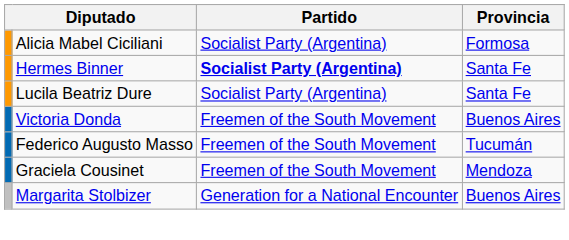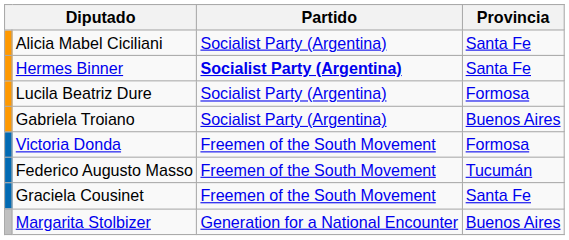(497, 43) Formosa -> (498, 43) Santa Fe
(498, 94) Santa Fe -> (497, 94) Formosa
+ row: (75, 119)
(513, 119) Buenos Aires -> (497, 145) Formosa
(499, 171) Mendoza -> (498, 196) Santa Fe
